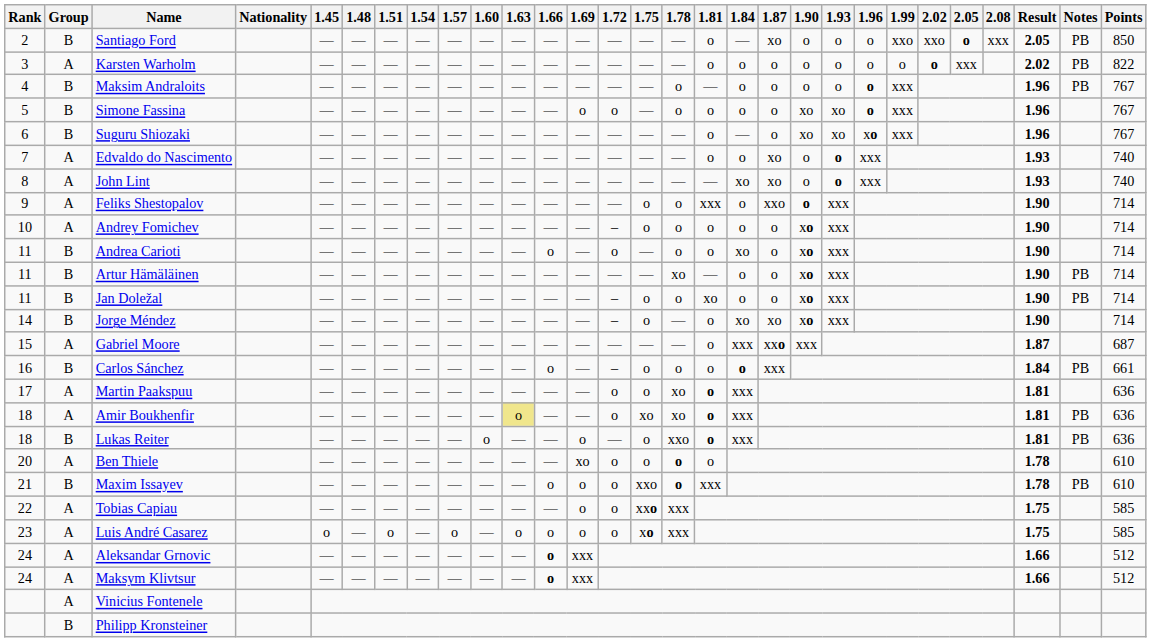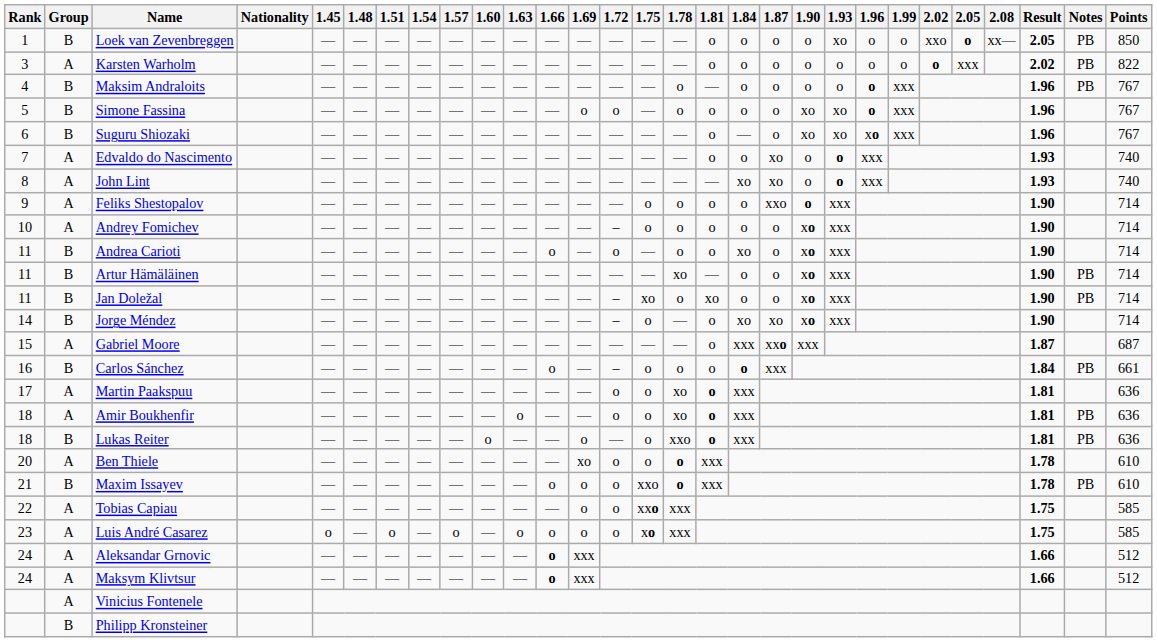+ row: (165, 39)
- row: (136, 39)
(710, 203) xxx -> (712, 203) o
(646, 297) o -> (648, 297) xo
(519, 414) khaki background -> (520, 414) no background
(646, 414) xo -> (648, 414) o
(710, 461) o -> (712, 461) xxx
